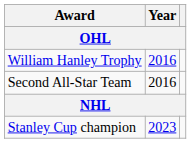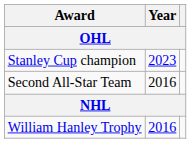rows swapped: (75, 60) <-> (72, 127)
